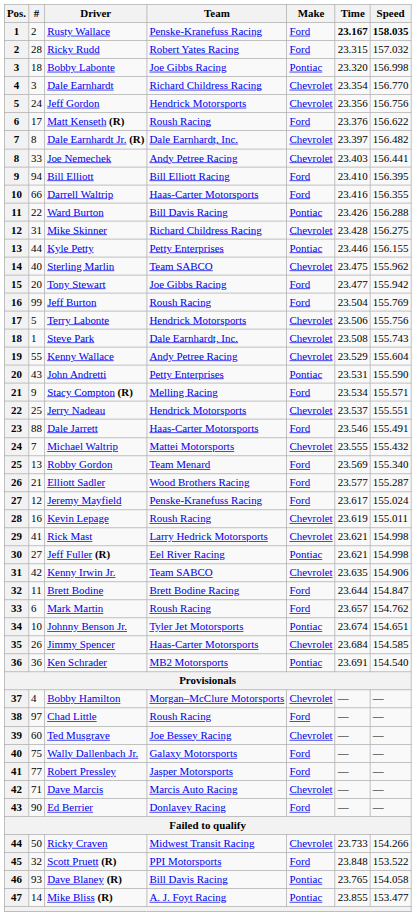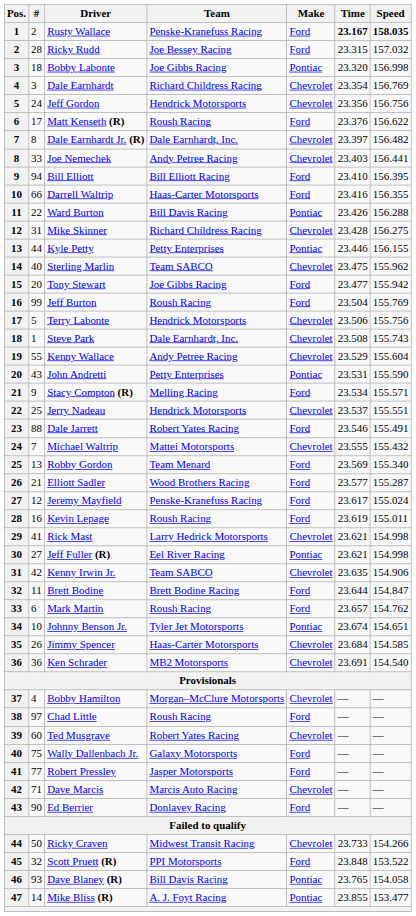(194, 49) Robert Yates Racing -> (190, 49) Joe Bessey Racing
(391, 85) 156.770 -> (391, 85) 156.769
(204, 428) Haas-Carter Motorsports -> (194, 428) Robert Yates Racing
(311, 518) Chevrolet -> (300, 518) Ford
(306, 663) Pontiac -> (311, 663) Chevrolet
(190, 735) Joe Bessey Racing -> (194, 735) Robert Yates Racing
